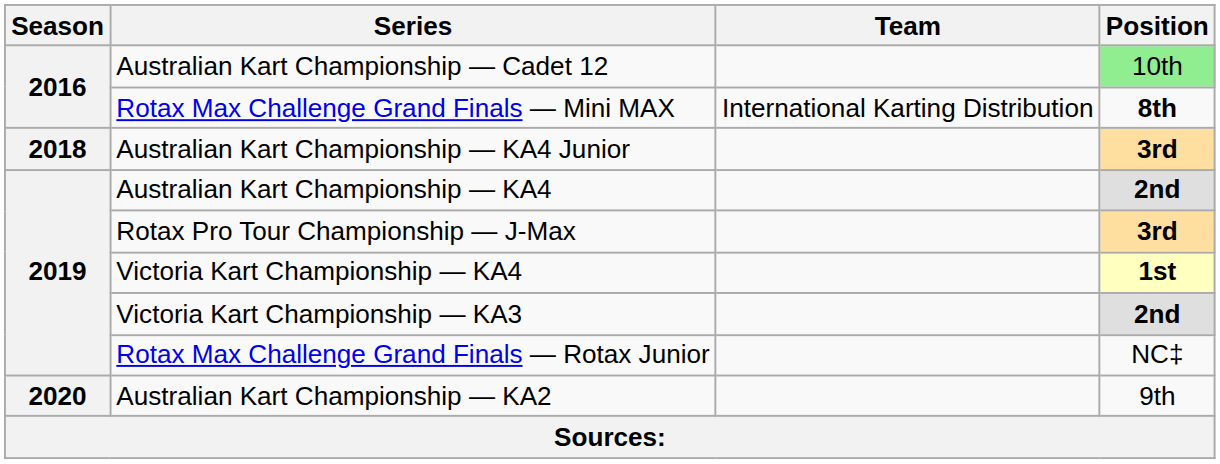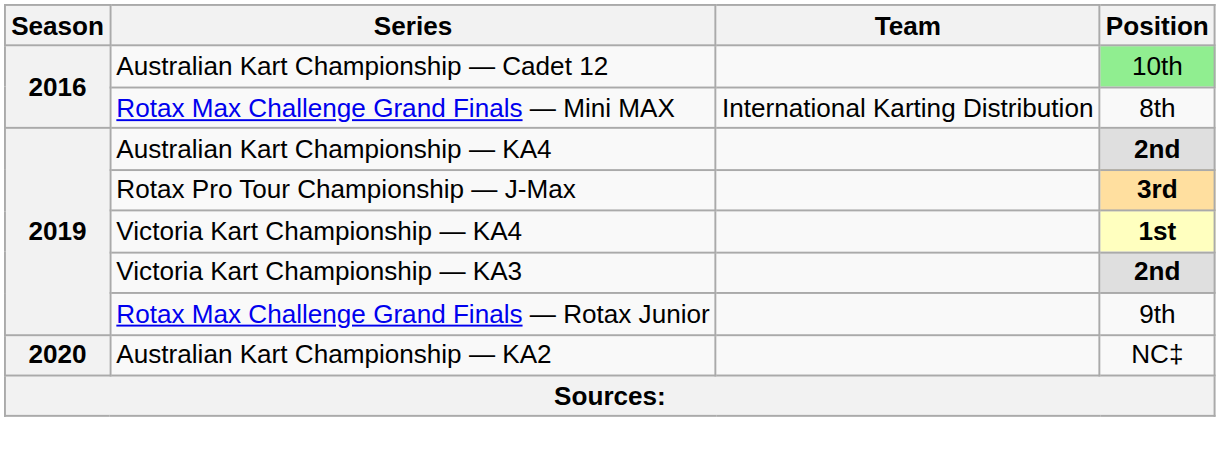(1157, 107) bold -> (1157, 107) normal
- row: (373, 149)
(1157, 354) NC‡ -> (1157, 313) 9th
(1157, 396) 9th -> (1157, 354) NC‡
